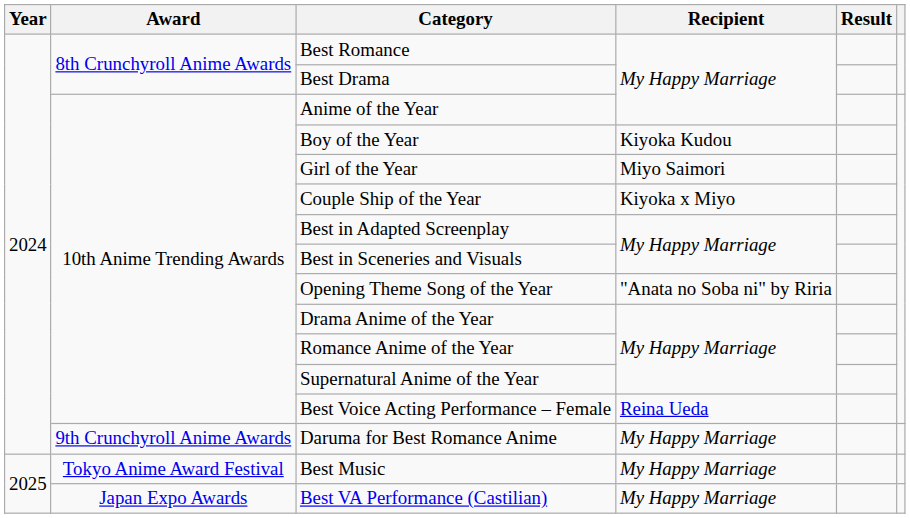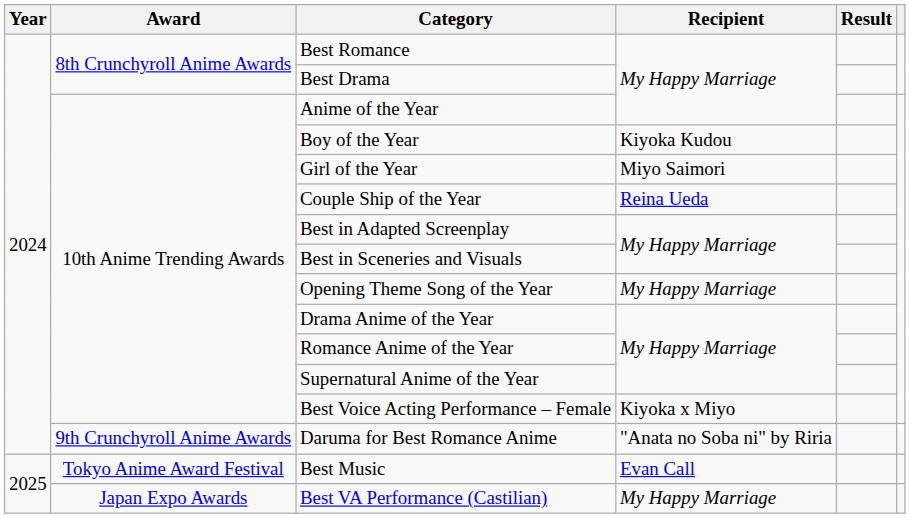(678, 199) Kiyoka x Miyo -> (664, 199) Reina Ueda
(726, 288) "Anata no Soba ni" by Riria -> (698, 288) My Happy Marriage
(664, 408) Reina Ueda -> (678, 408) Kiyoka x Miyo
(698, 438) My Happy Marriage -> (726, 438) "Anata no Soba ni" by Riria
(698, 468) My Happy Marriage -> (657, 468) Evan Call
